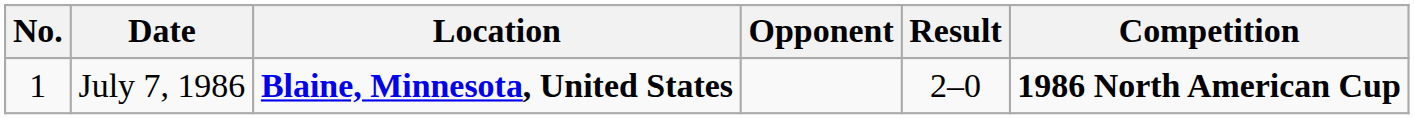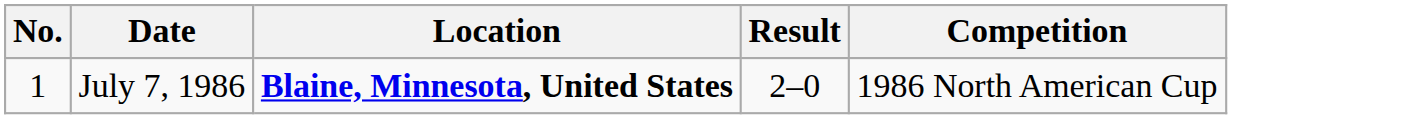- column: (821, 31)
(1209, 85) bold -> (1037, 85) normal
